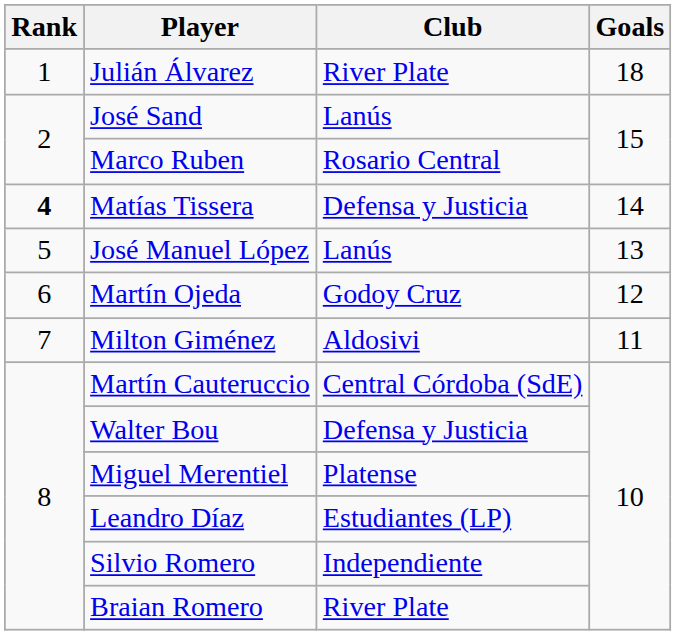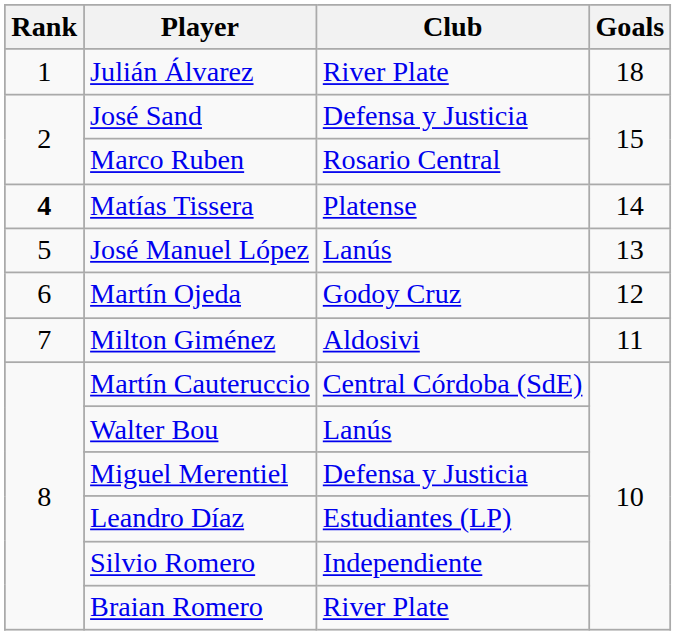(357, 116) Lanús -> (425, 116) Defensa y Justicia
(425, 205) Defensa y Justicia -> (370, 205) Platense
(425, 428) Defensa y Justicia -> (357, 428) Lanús
(370, 473) Platense -> (425, 473) Defensa y Justicia
